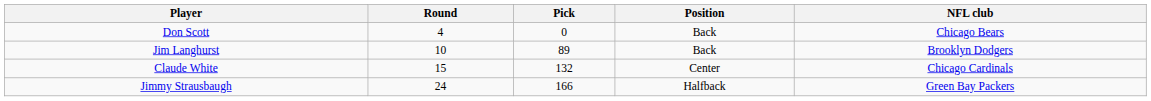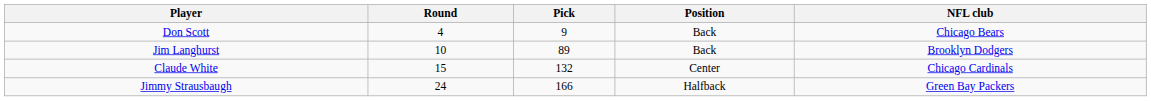(564, 31) 0 -> (564, 31) 9
